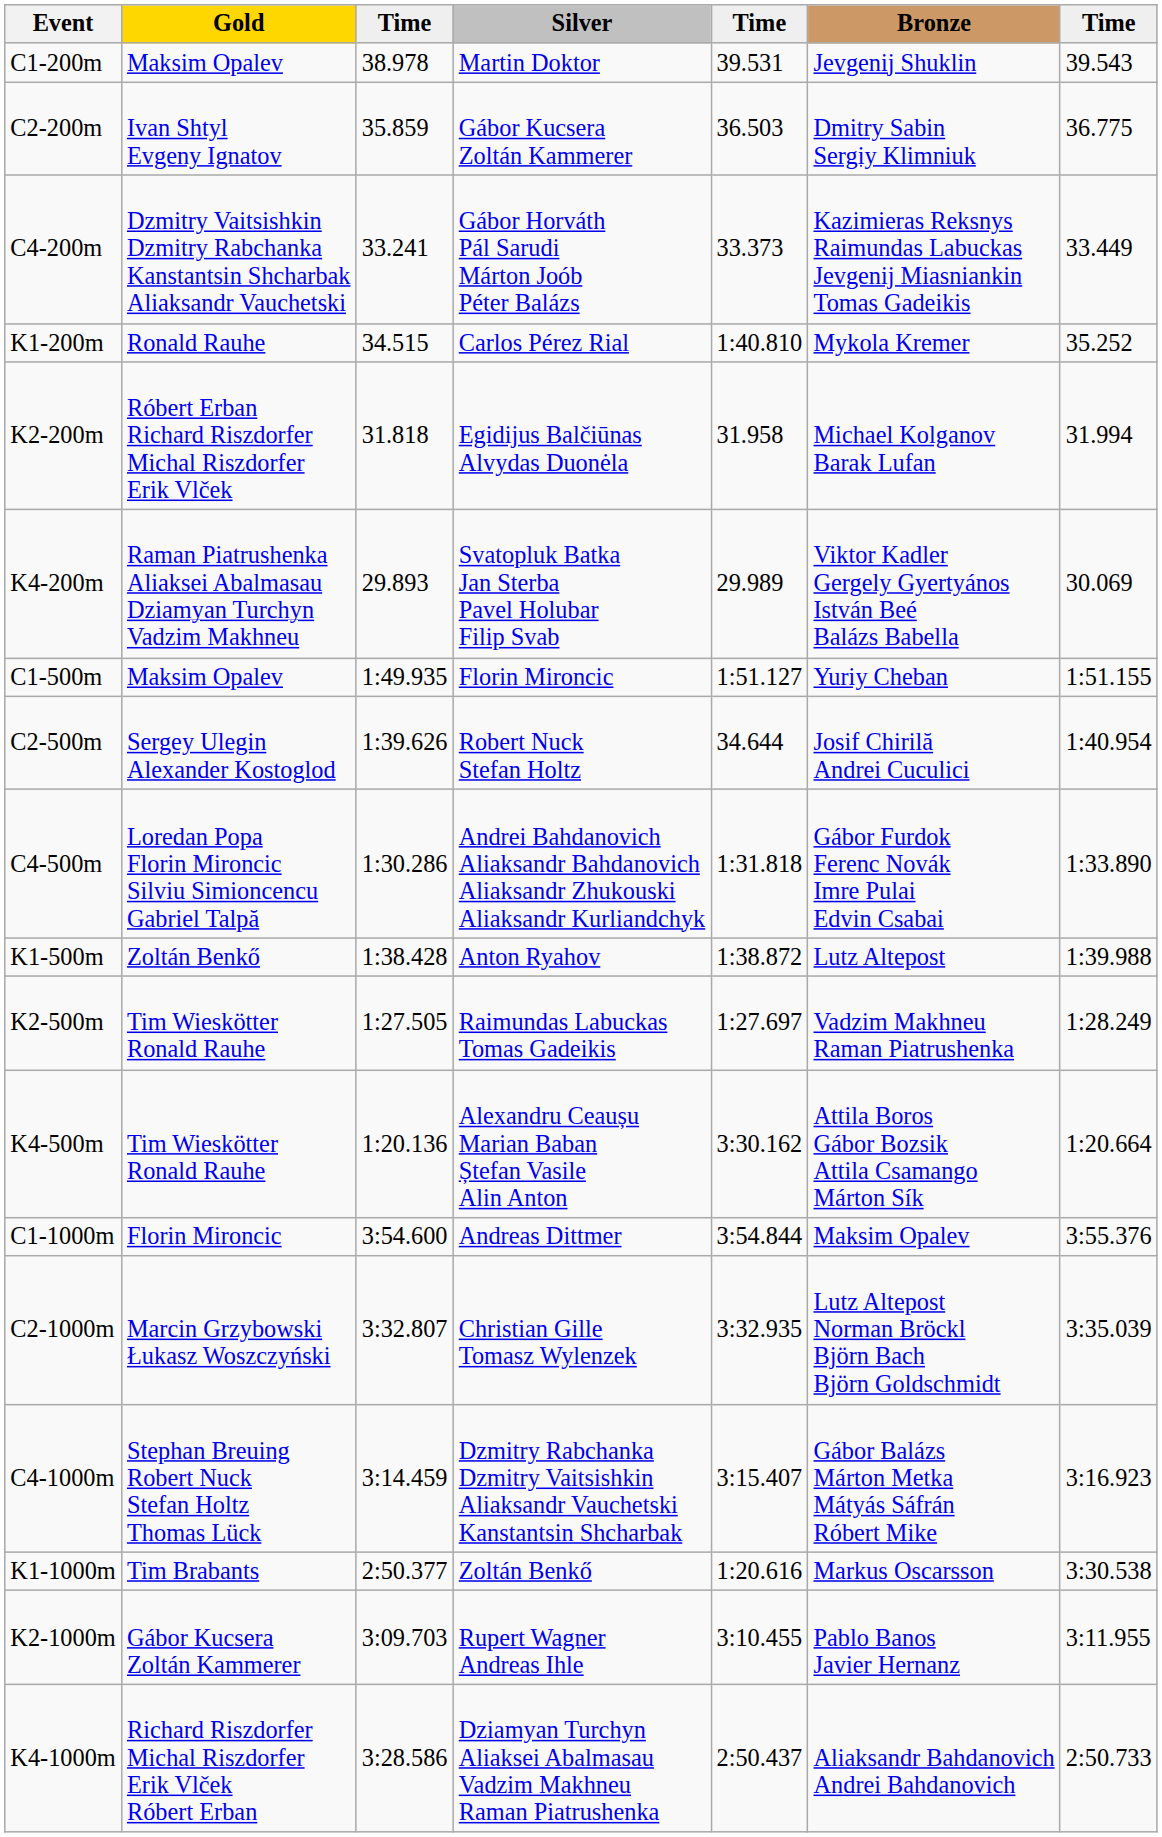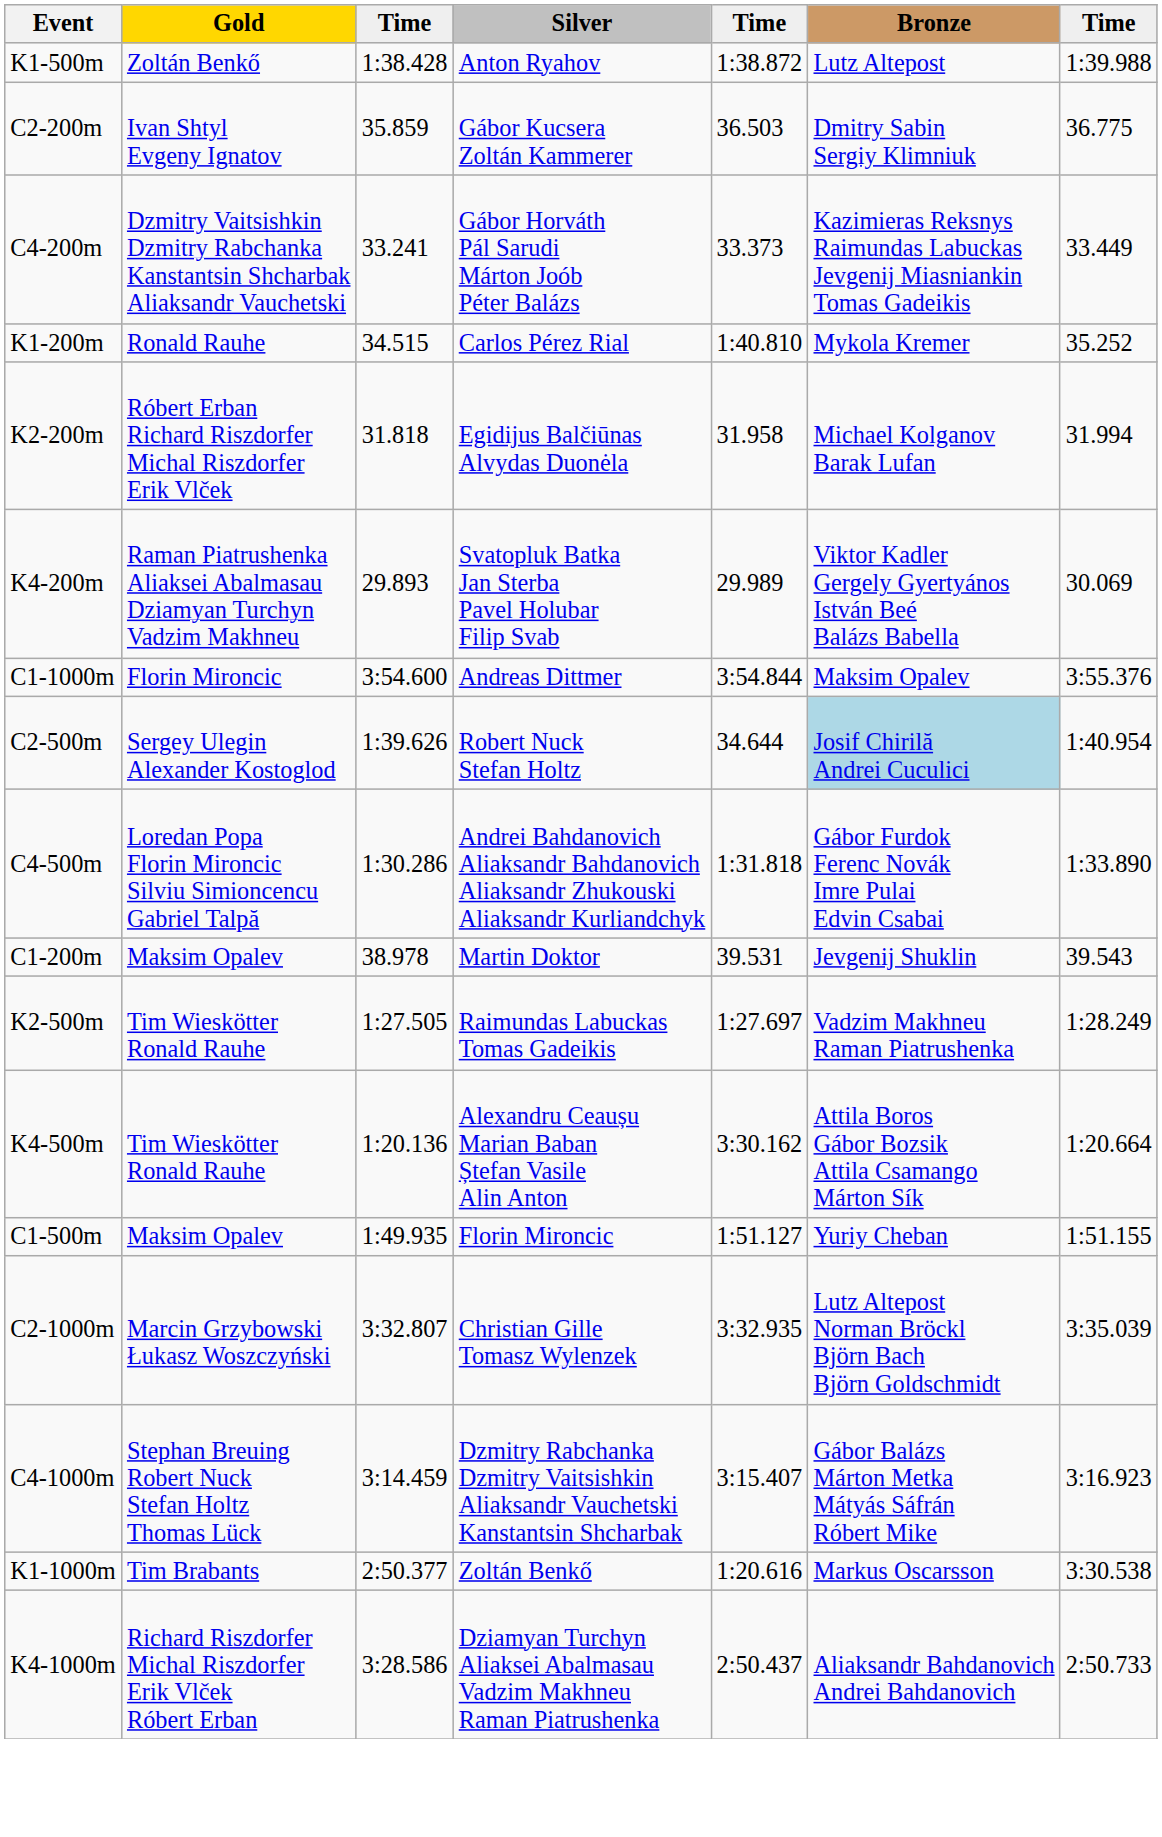rows swapped: (56, 62) <-> (57, 956)
rows swapped: (56, 676) <-> (62, 1236)
(892, 756) no background -> (892, 756) lightblue background
- row: (63, 1637)
